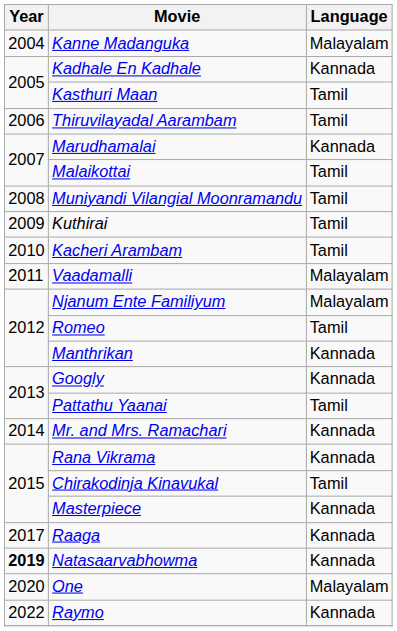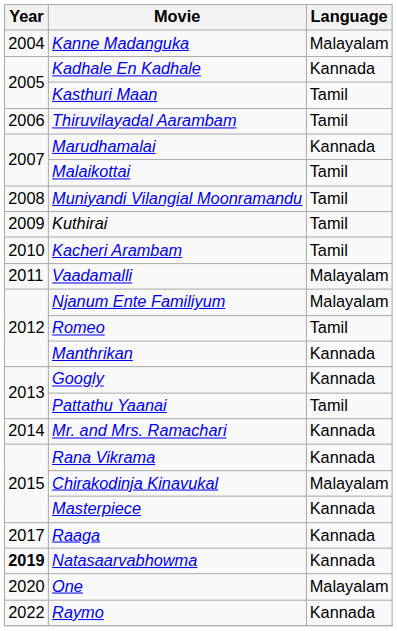(329, 483) Tamil -> (349, 483) Malayalam
